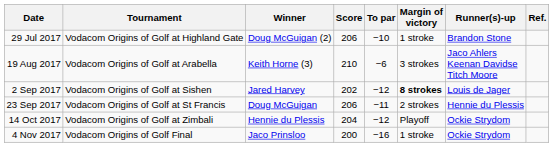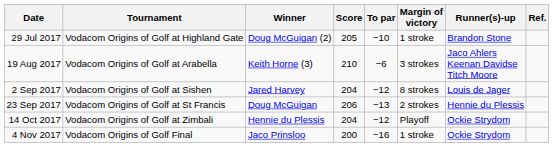(349, 38) 206 -> (349, 38) 205
(349, 90) 202 -> (349, 90) 204
(421, 90) bold -> (419, 90) normal
(381, 105) −11 -> (381, 105) −13
